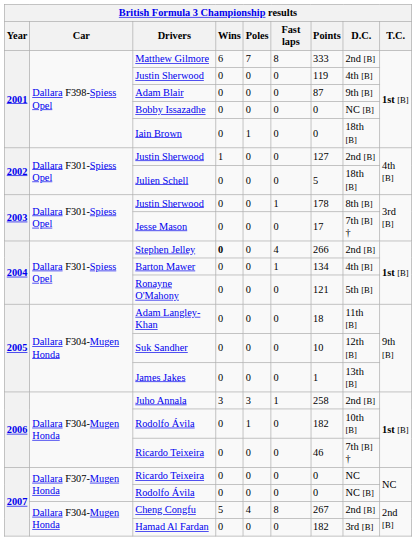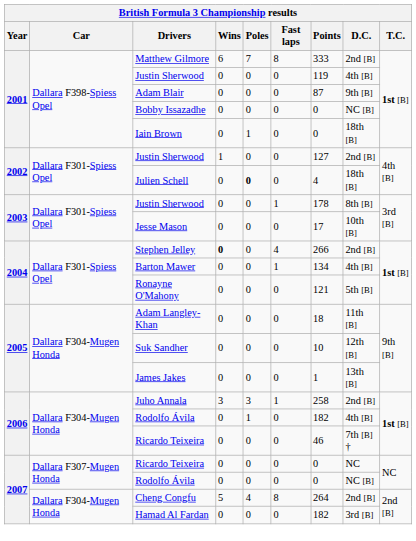(248, 180) normal -> (248, 180) bold
(316, 180) 5 -> (316, 180) 4
(359, 226) 7th [B] † -> (355, 226) 10th [B]
(355, 424) 10th [B] -> (359, 417) 4th [B]
(321, 510) 267 -> (321, 498) 264
